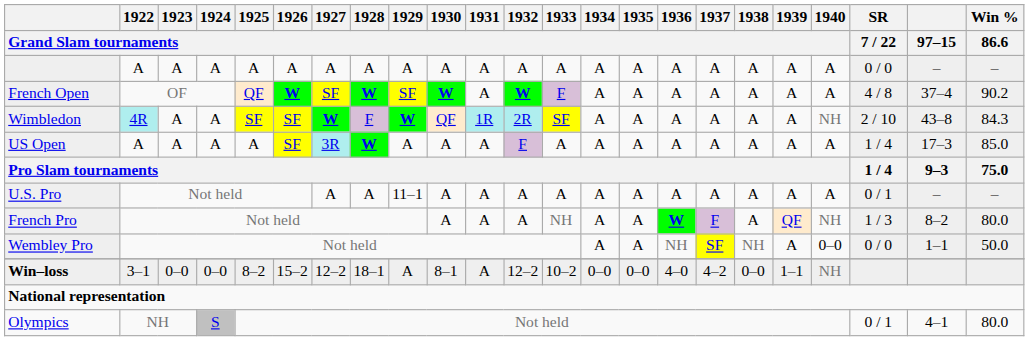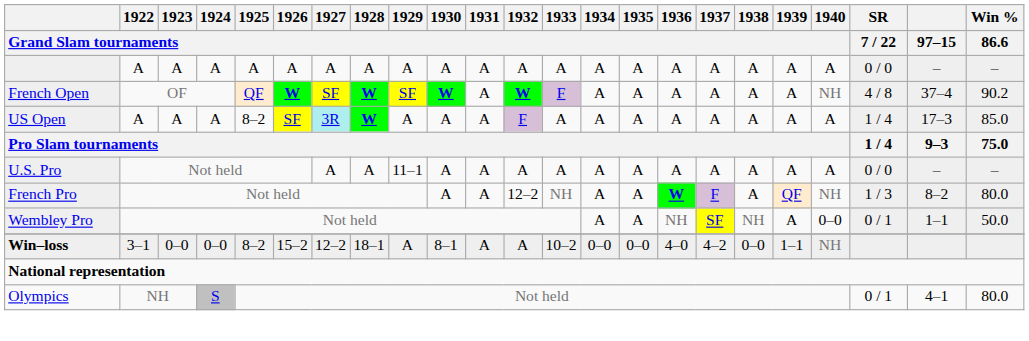(830, 93) A -> (830, 93) NH
- row: (45, 118)
(254, 144) A -> (254, 118) 8–2
(878, 194) 0 / 1 -> (878, 169) 0 / 0
(523, 220) A -> (523, 194) 12–2
(878, 245) 0 / 0 -> (878, 220) 0 / 1
(523, 271) 12–2 -> (523, 245) A
